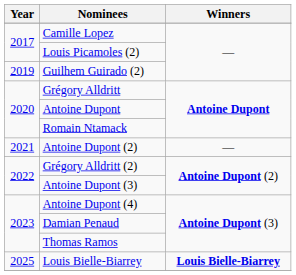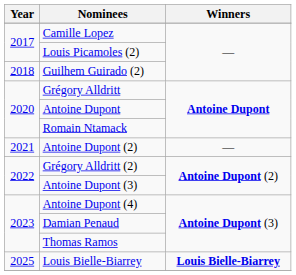(22, 71) 2019 -> (22, 71) 2018
